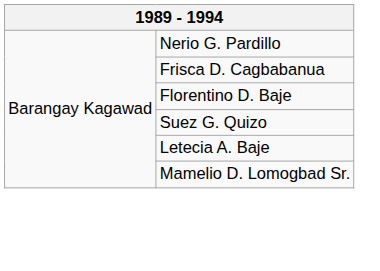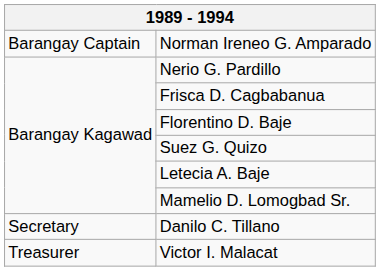+ row: (266, 43)
+ row: (220, 226)
+ row: (219, 252)
